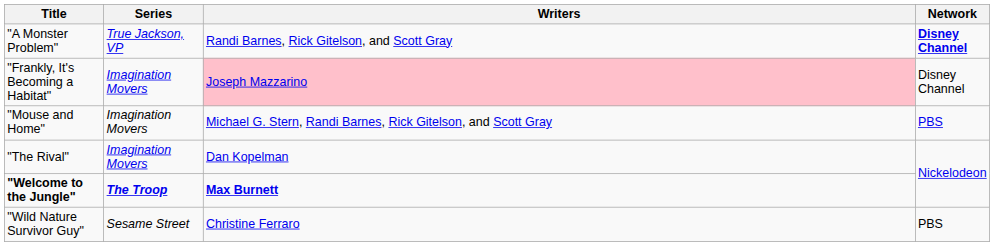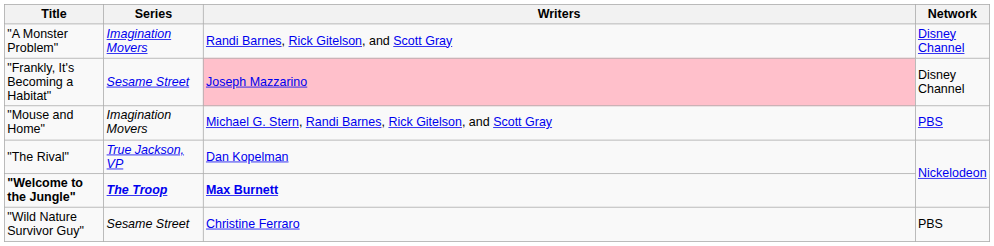(145, 41) True Jackson, VP -> (139, 41) Imagination Movers
(943, 41) bold -> (941, 41) normal
(139, 82) Imagination Movers -> (148, 82) Sesame Street
(139, 156) Imagination Movers -> (145, 156) True Jackson, VP
